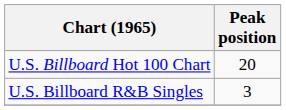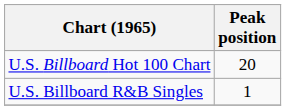(247, 91) 3 -> (247, 91) 1
